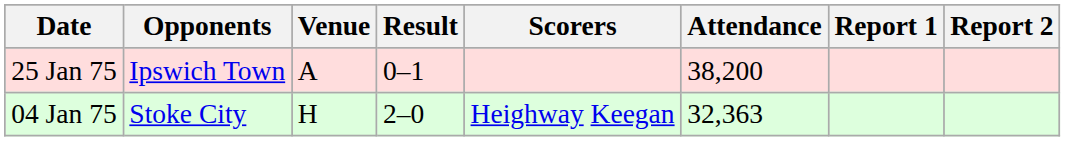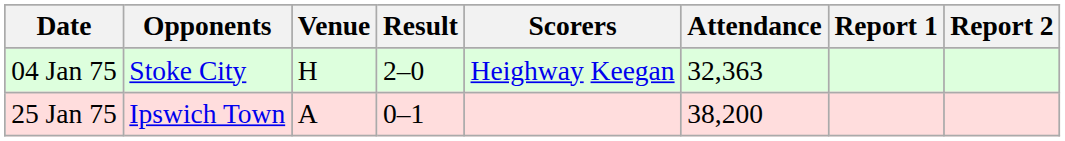rows swapped: (64, 113) <-> (64, 69)
